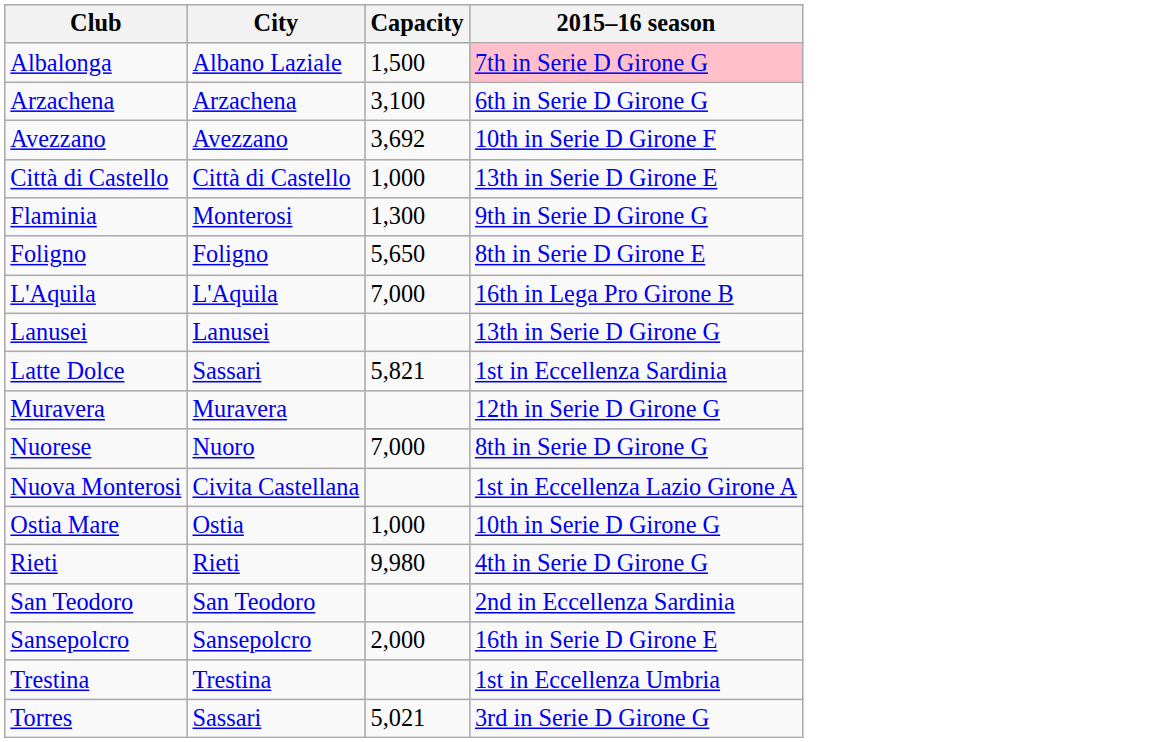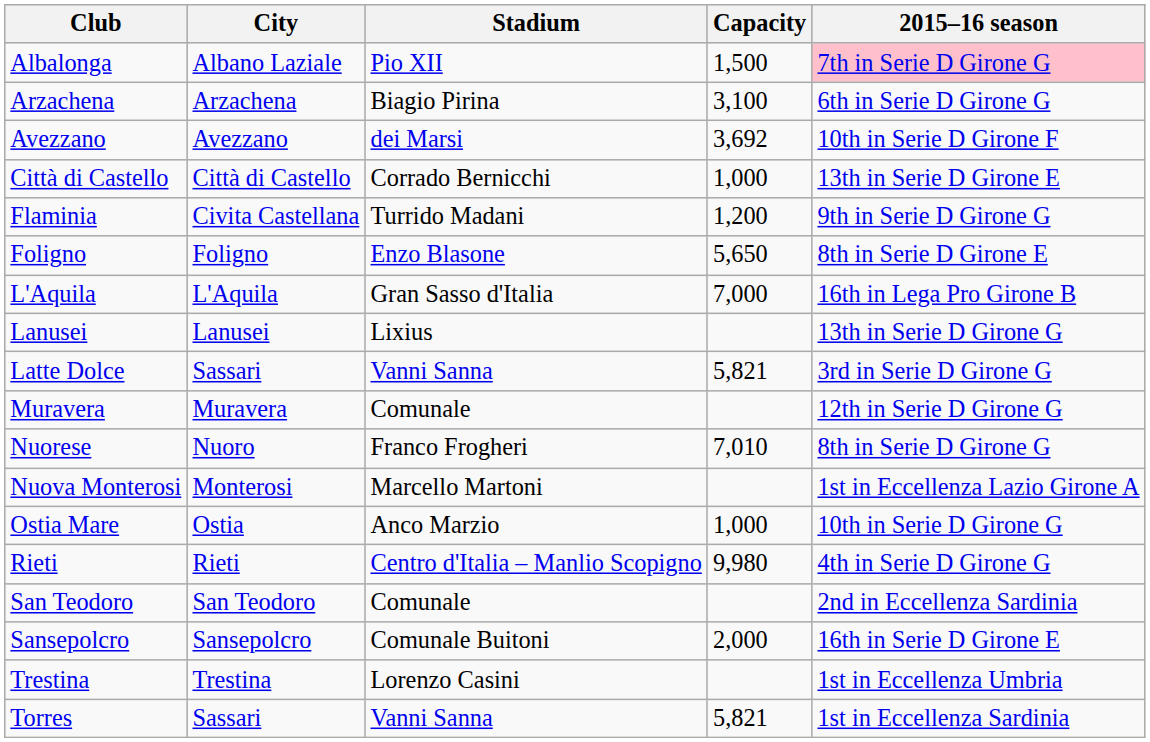+ column: (536, 23)
(242, 216) Monterosi -> (276, 216) Civita Castellana
(398, 216) 1,300 -> (740, 216) 1,200
(601, 370) 1st in Eccellenza Sardinia -> (935, 370) 3rd in Serie D Girone G
(398, 448) 7,000 -> (740, 448) 7,010
(276, 486) Civita Castellana -> (242, 486) Monterosi
(398, 718) 5,021 -> (740, 718) 5,821
(592, 718) 3rd in Serie D Girone G -> (943, 718) 1st in Eccellenza Sardinia
